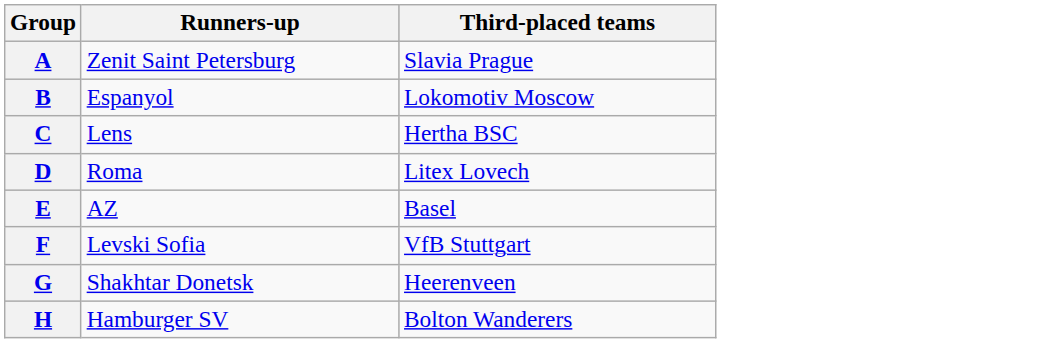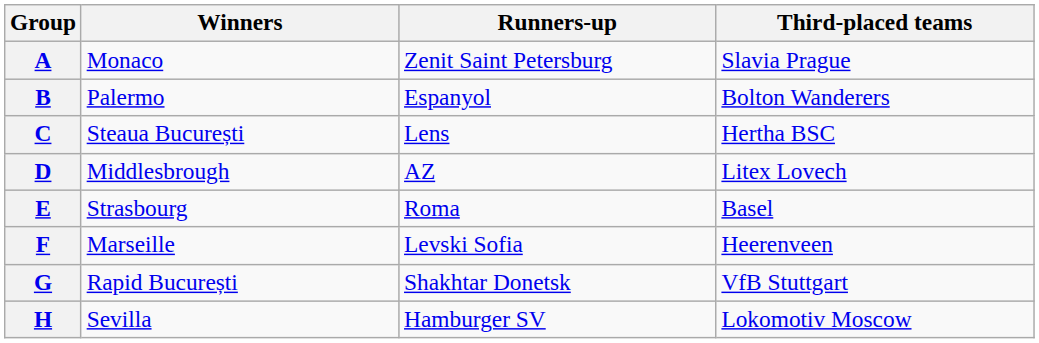+ column: (240, 23)
(499, 97) Lokomotiv Moscow -> (806, 97) Bolton Wanderers
(115, 171) Roma -> (420, 171) AZ
(102, 208) AZ -> (432, 208) Roma
(467, 245) VfB Stuttgart -> (777, 245) Heerenveen
(460, 282) Heerenveen -> (785, 282) VfB Stuttgart
(488, 319) Bolton Wanderers -> (816, 319) Lokomotiv Moscow
